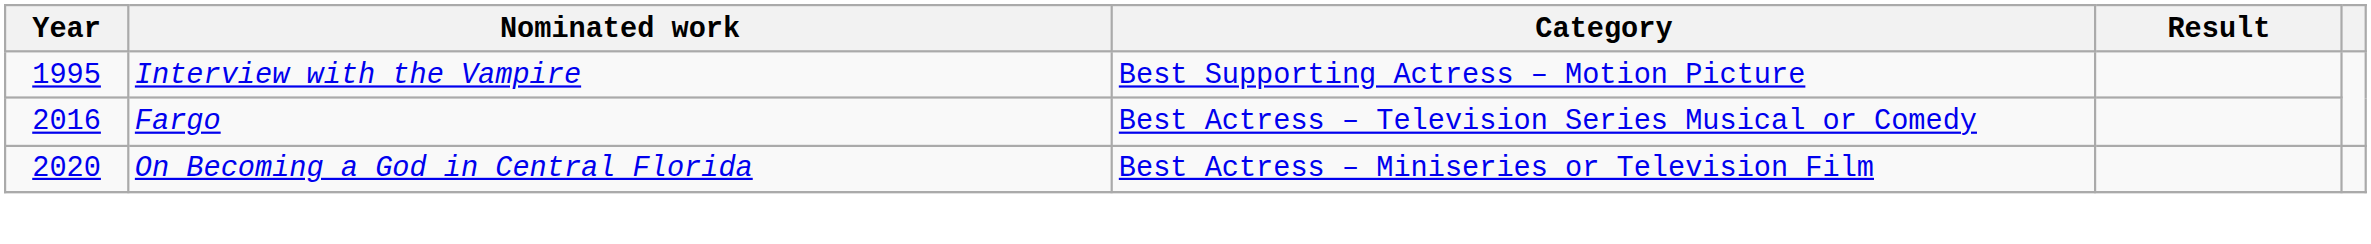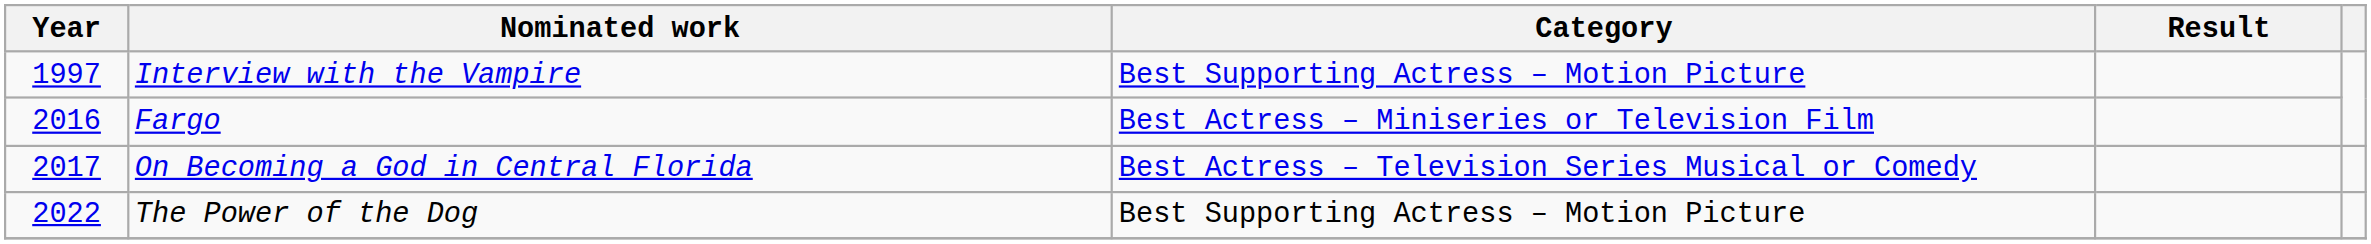(67, 75) 1995 -> (67, 75) 1997
(1548, 122) Best Actress – Television Series Musical or Comedy -> (1496, 122) Best Actress – Miniseries or Television Film
(67, 168) 2020 -> (67, 168) 2017
(1496, 168) Best Actress – Miniseries or Television Film -> (1548, 168) Best Actress – Television Series Musical or Comedy
+ row: (307, 215)
